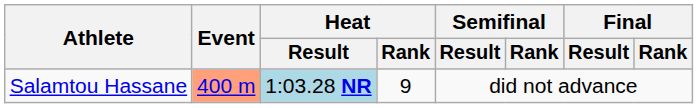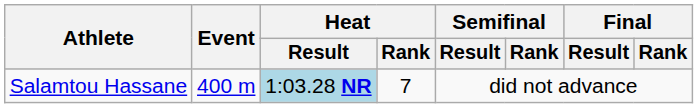(226, 86) lightsalmon background -> (226, 86) no background
(406, 86) 9 -> (406, 86) 7
